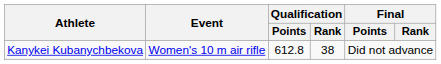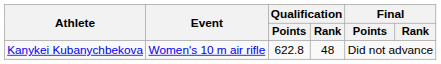(289, 50) 612.8 -> (289, 50) 622.8
(328, 50) 38 -> (328, 50) 48
